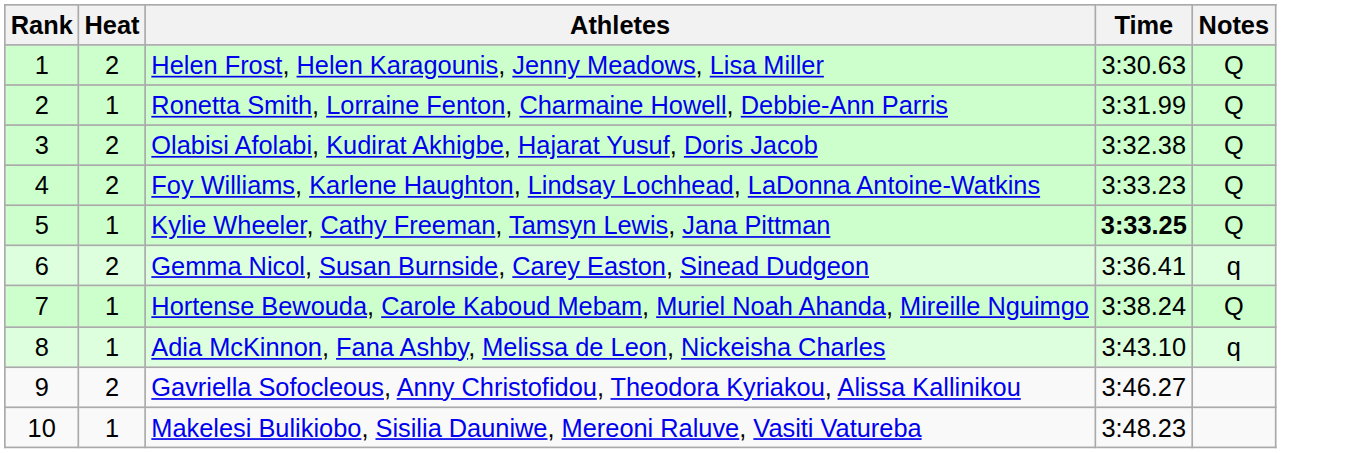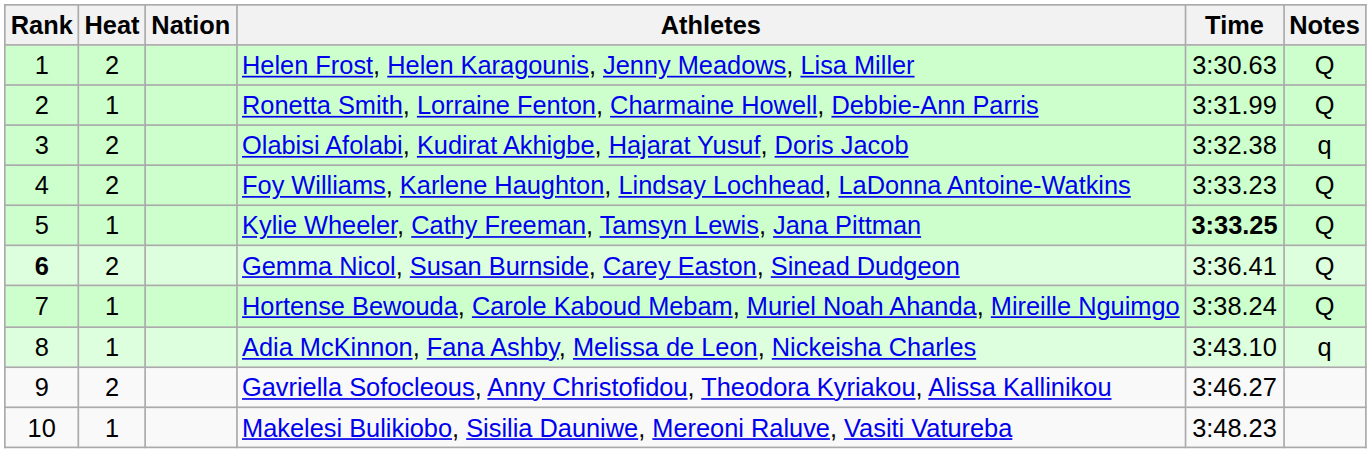+ column: (191, 25)
(1234, 146) Q -> (1325, 146) q
(42, 266) normal -> (42, 266) bold
(1234, 266) q -> (1325, 266) Q
